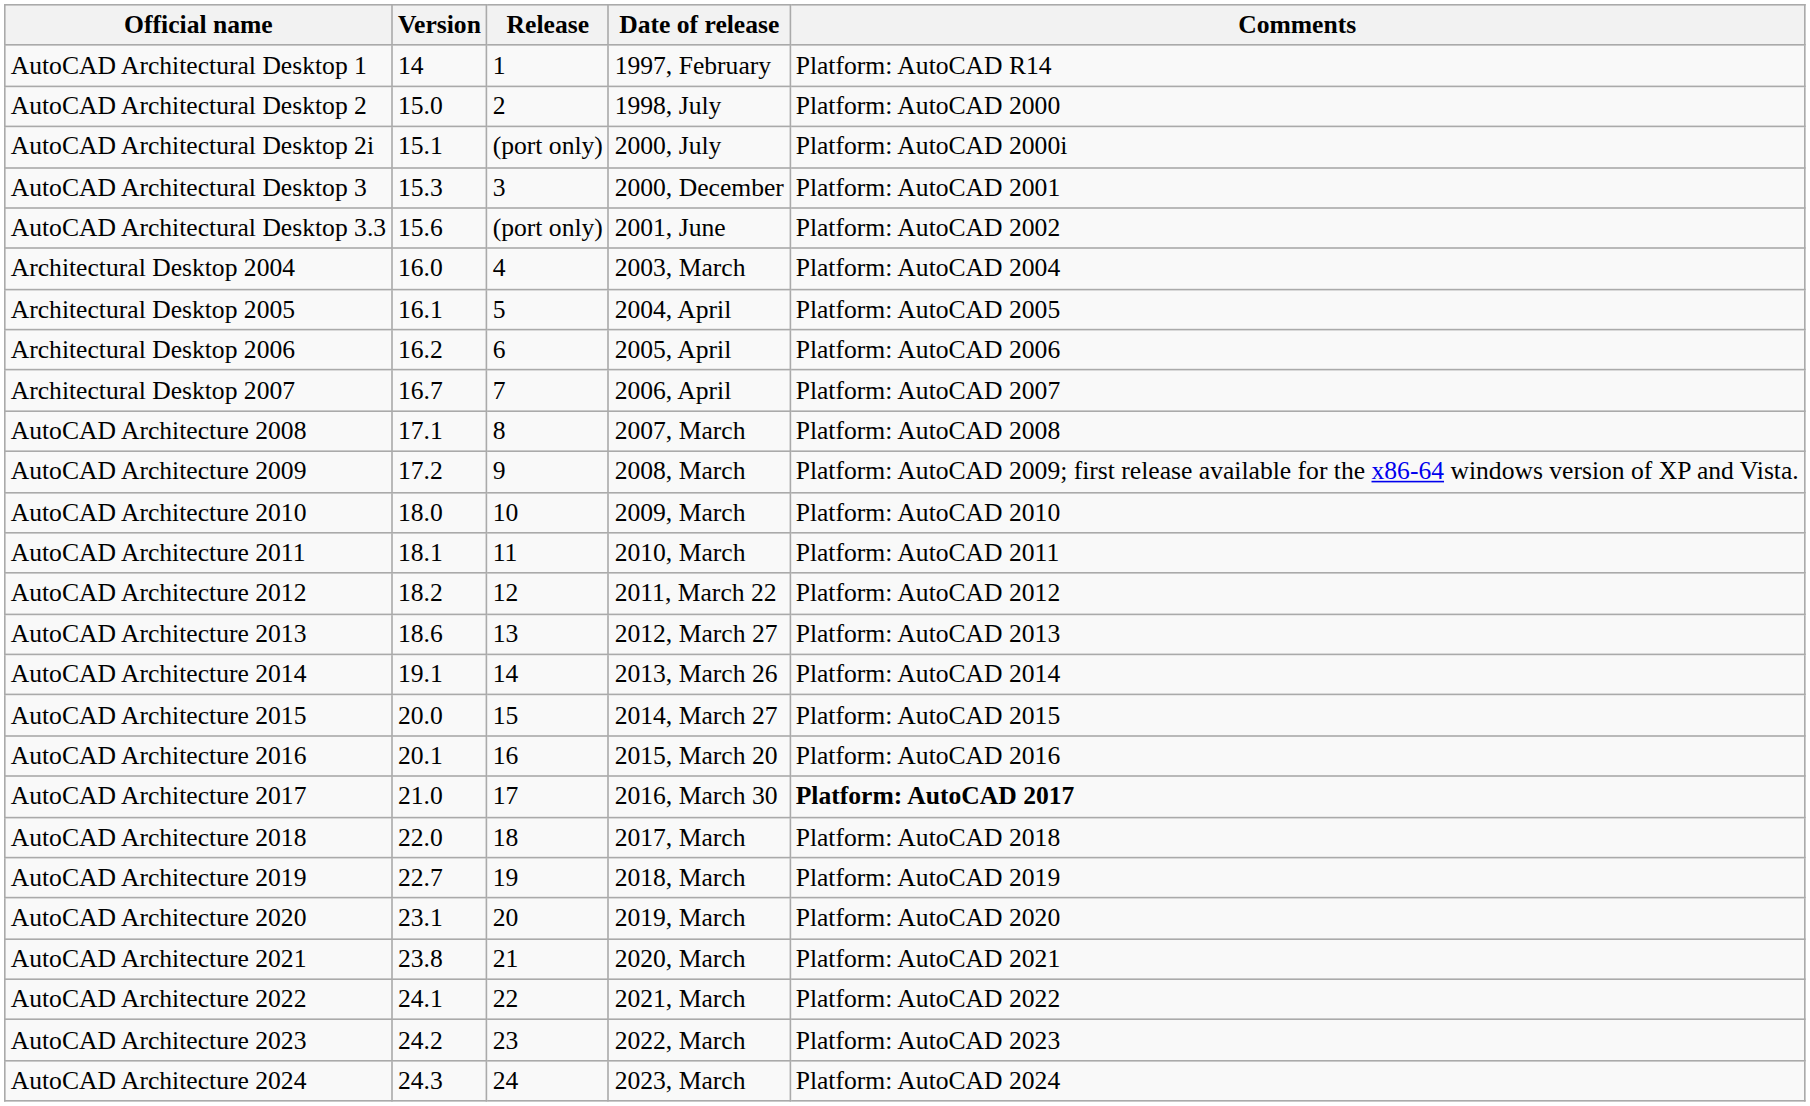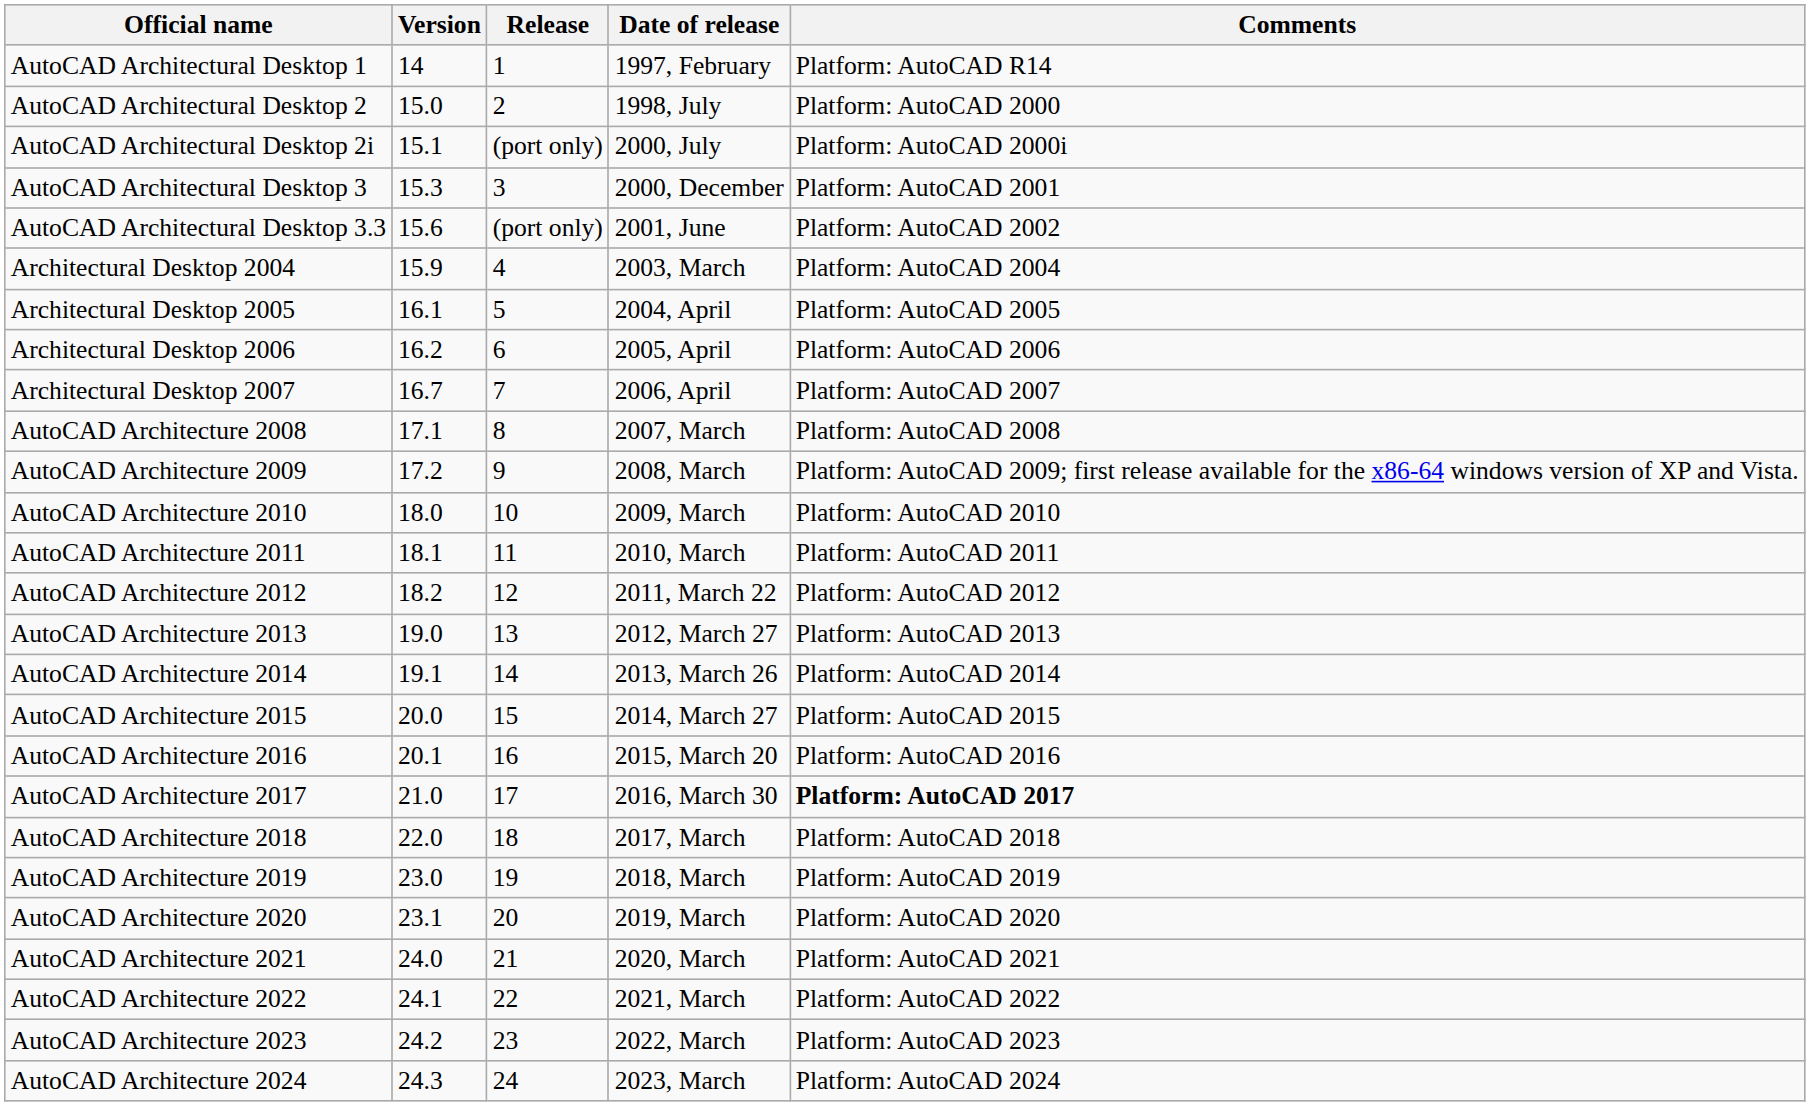(420, 268) 16.0 -> (420, 268) 15.9
(420, 633) 18.6 -> (420, 633) 19.0
(420, 877) 22.7 -> (420, 877) 23.0
(420, 958) 23.8 -> (420, 958) 24.0
